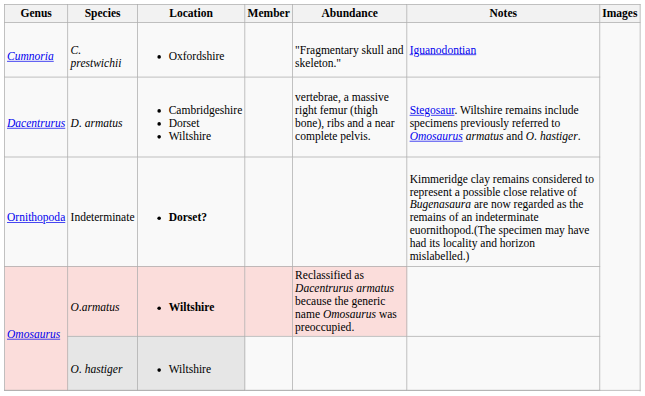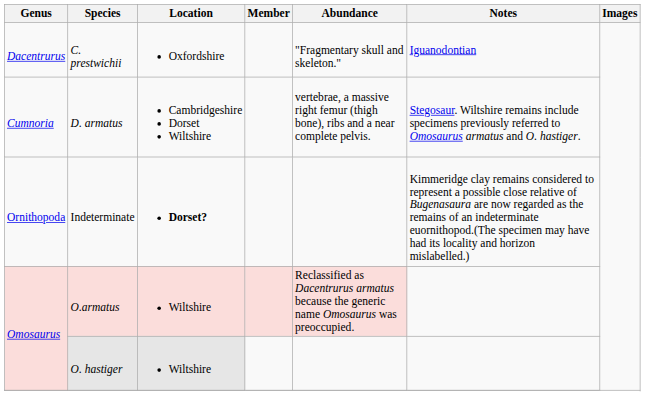(30, 56) Cumnoria -> (36, 56) Dacentrurus
(36, 123) Dacentrurus -> (30, 123) Cumnoria
(191, 308) bold -> (191, 308) normal
